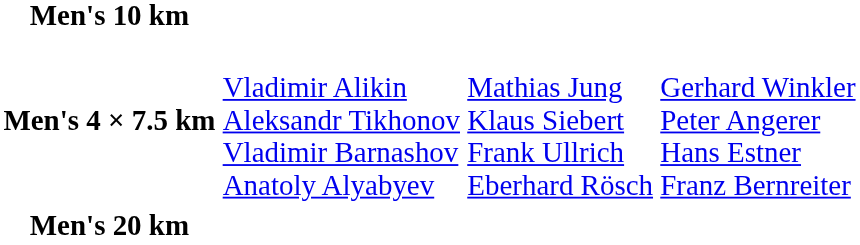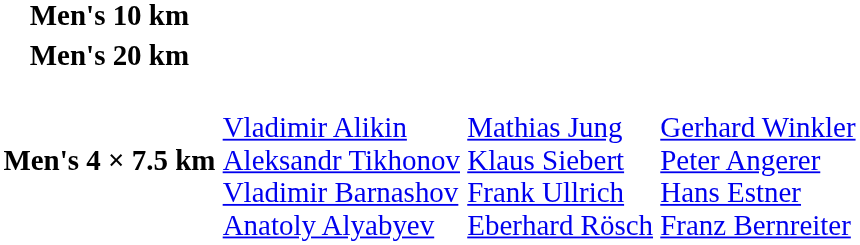rows swapped: (109, 225) <-> (109, 120)
